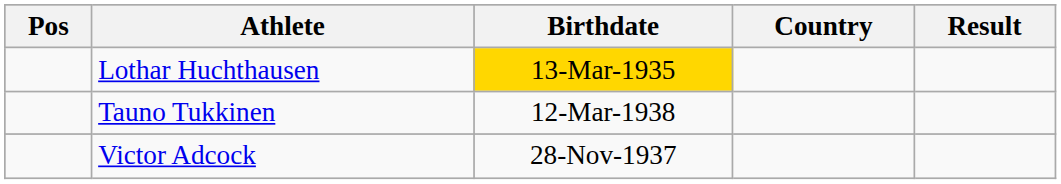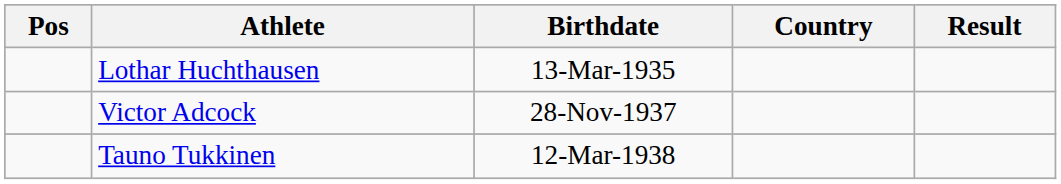(603, 69) gold background -> (603, 69) no background
rows swapped: (187, 112) <-> (177, 155)
